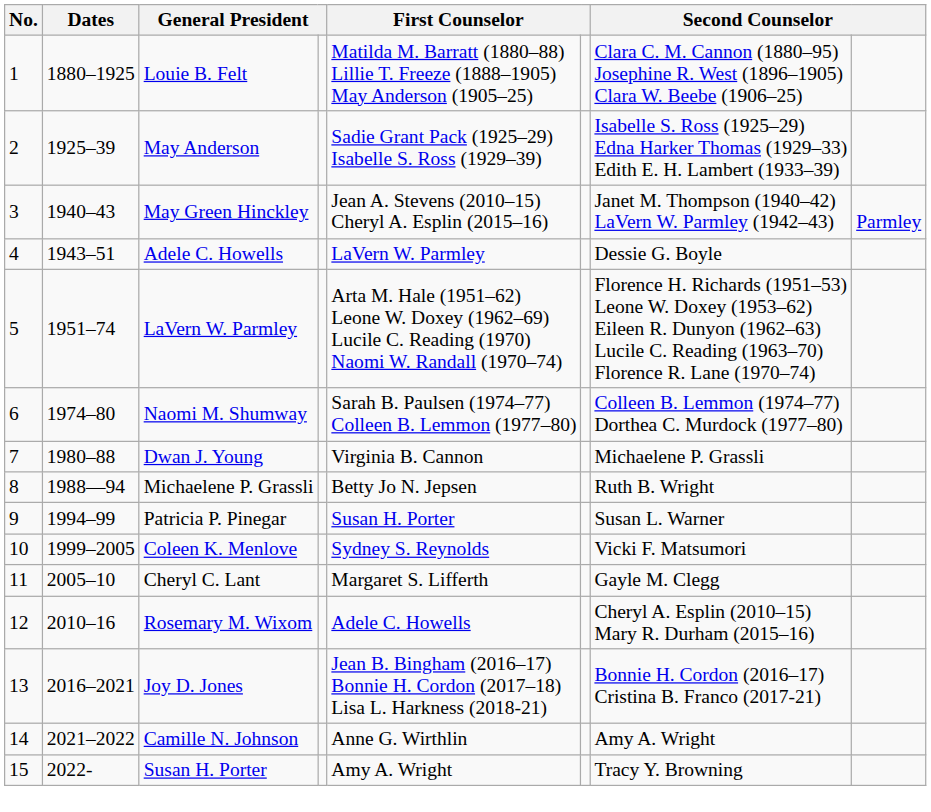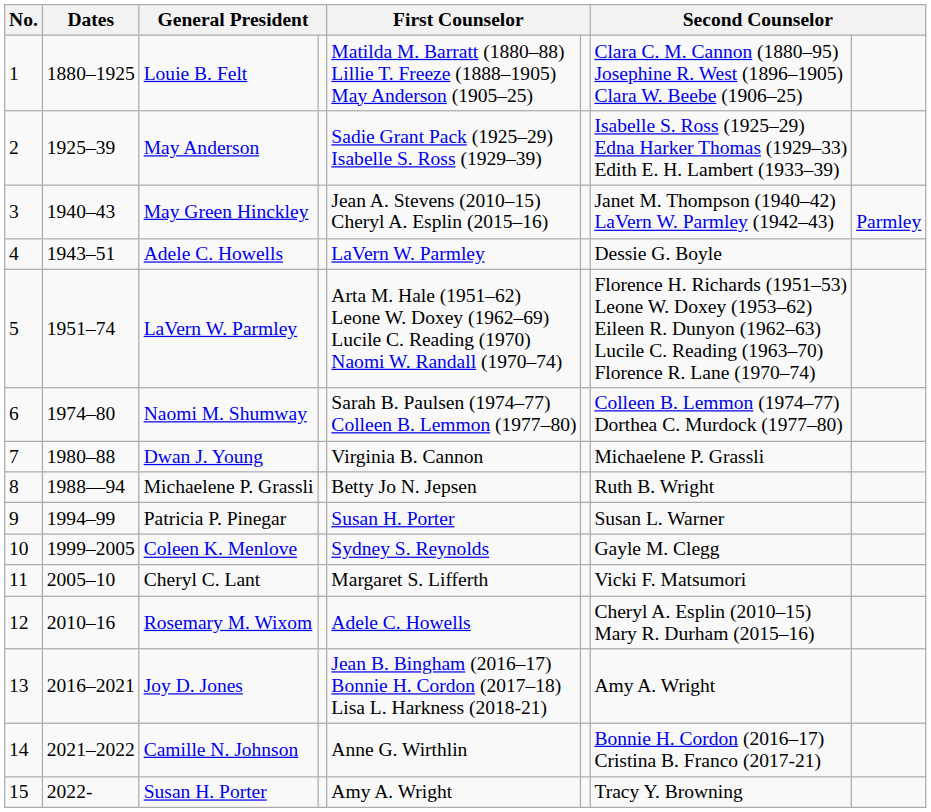(670, 549) Vicki F. Matsumori -> (657, 549) Gayle M. Clegg
(657, 580) Gayle M. Clegg -> (670, 580) Vicki F. Matsumori
(709, 685) Bonnie H. Cordon (2016–17) Cristina B. Franco (2017-21) -> (655, 685) Amy A. Wright
(655, 738) Amy A. Wright -> (709, 749) Bonnie H. Cordon (2016–17) Cristina B. Franco (2017-21)
